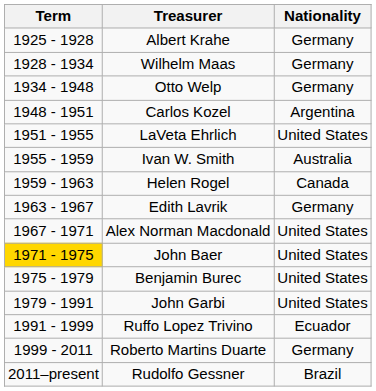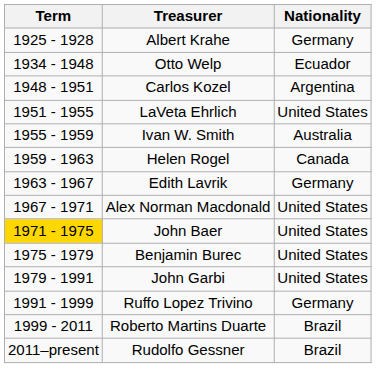- row: (188, 64)
(323, 87) Germany -> (323, 64) Ecuador
(323, 326) Ecuador -> (323, 302) Germany
(323, 350) Germany -> (323, 326) Brazil
